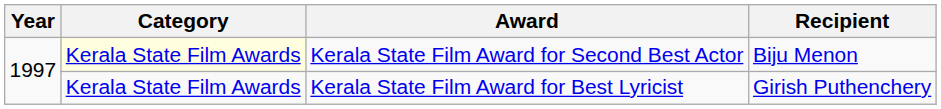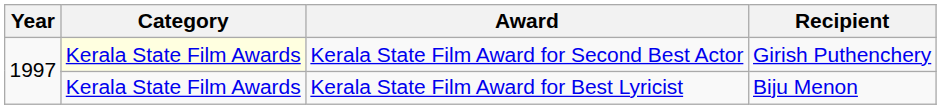(805, 54) Biju Menon -> (842, 54) Girish Puthenchery
(842, 87) Girish Puthenchery -> (805, 87) Biju Menon
